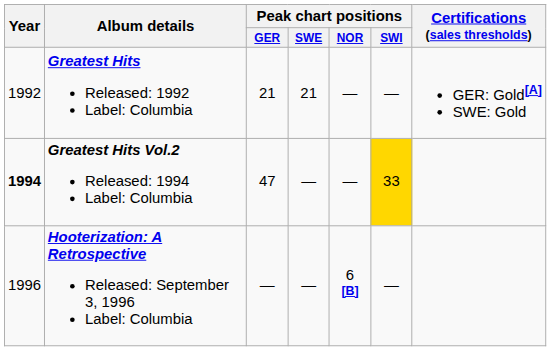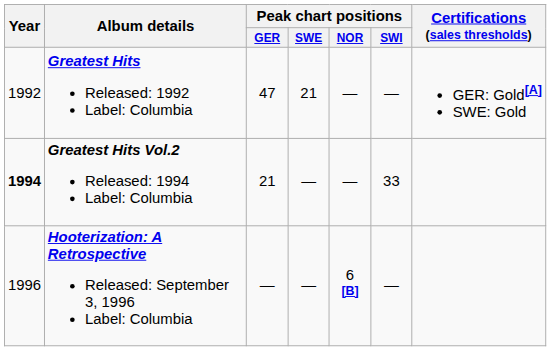(267, 93) 21 -> (267, 93) 47
(267, 181) 47 -> (267, 181) 21
(391, 181) gold background -> (391, 181) no background
